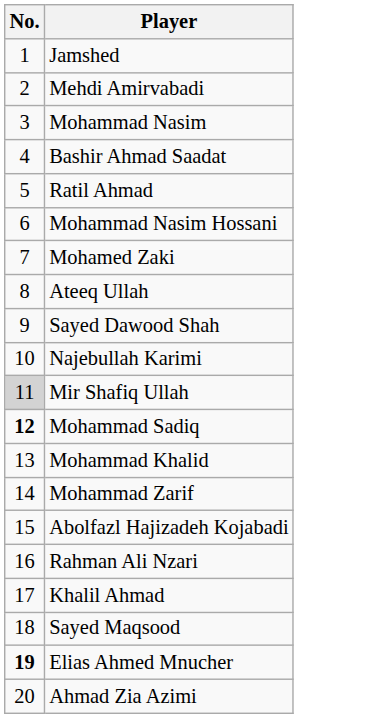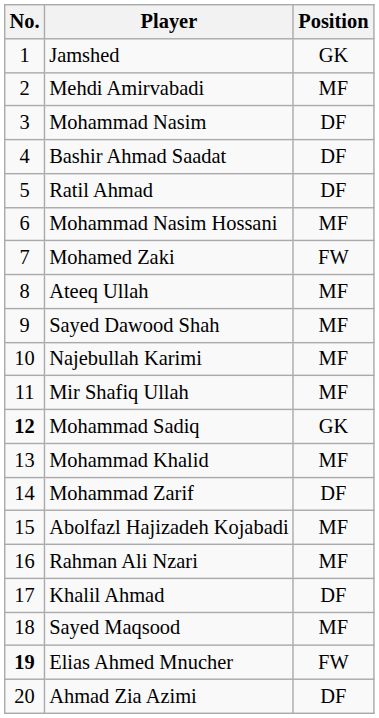+ column: (333, 21)
(25, 392) lightgrey background -> (25, 392) no background
